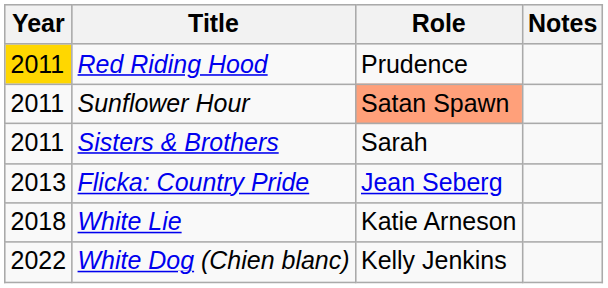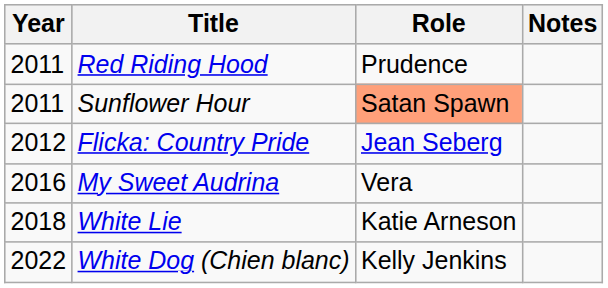(37, 63) gold background -> (37, 63) no background
- row: (178, 143)
(38, 182) 2013 -> (38, 143) 2012
+ row: (178, 182)
